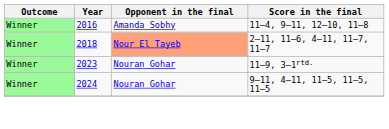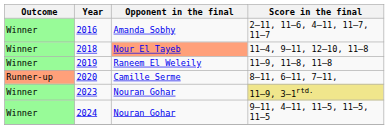(309, 25) 11–4, 9–11, 12–10, 11–8 -> (309, 30) 2–11, 11–6, 4–11, 11–7, 11–7
(309, 44) 2–11, 11–6, 4–11, 11–7, 11–7 -> (309, 49) 11–4, 9–11, 12–10, 11–8
+ row: (87, 63)
+ row: (87, 77)
(281, 64) no background -> (281, 92) khaki background
